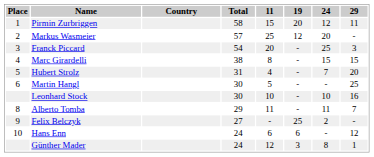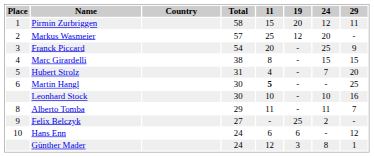(354, 48) 3 -> (354, 48) 9
(270, 84) normal -> (270, 84) bold
